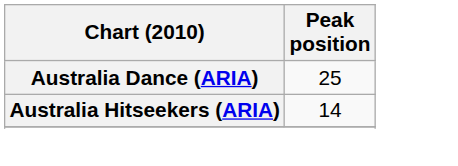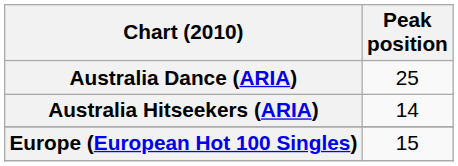+ row: (183, 143)
